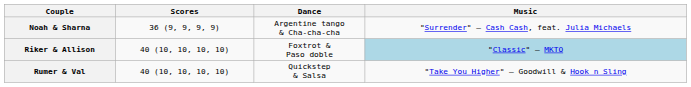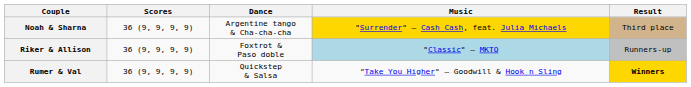+ column: (648, 11)
(526, 28) no background -> (461, 28) gold background
(185, 50) 40 (10, 10, 10, 10) -> (158, 50) 36 (9, 9, 9, 9)
(185, 71) 40 (10, 10, 10, 10) -> (158, 71) 36 (9, 9, 9, 9)
